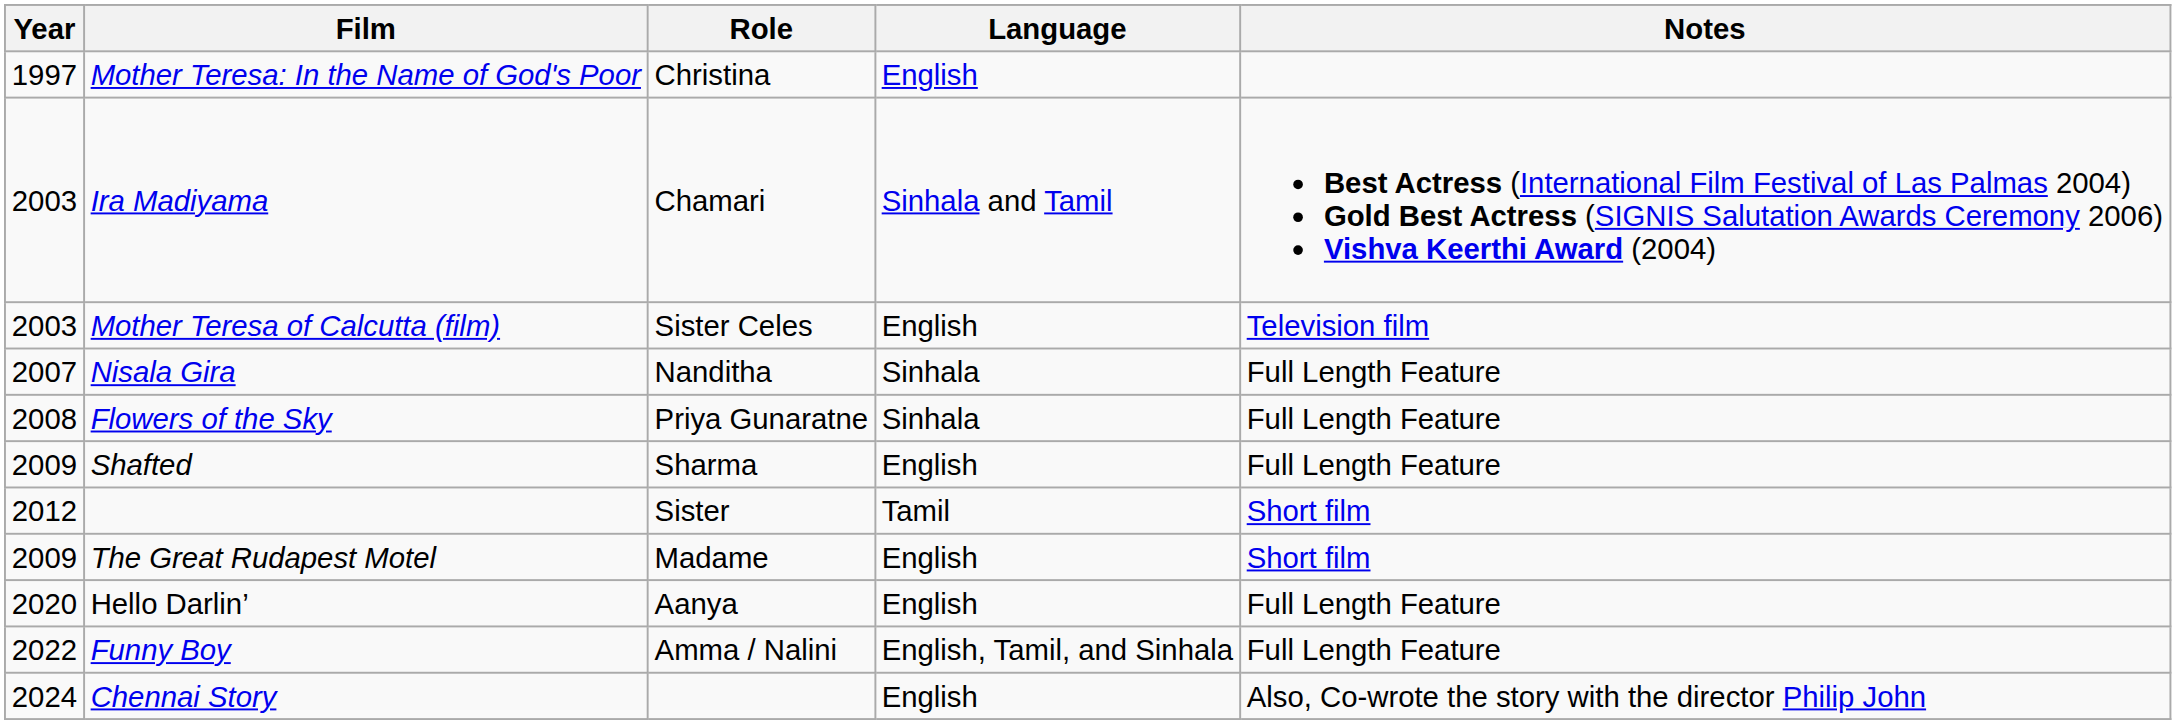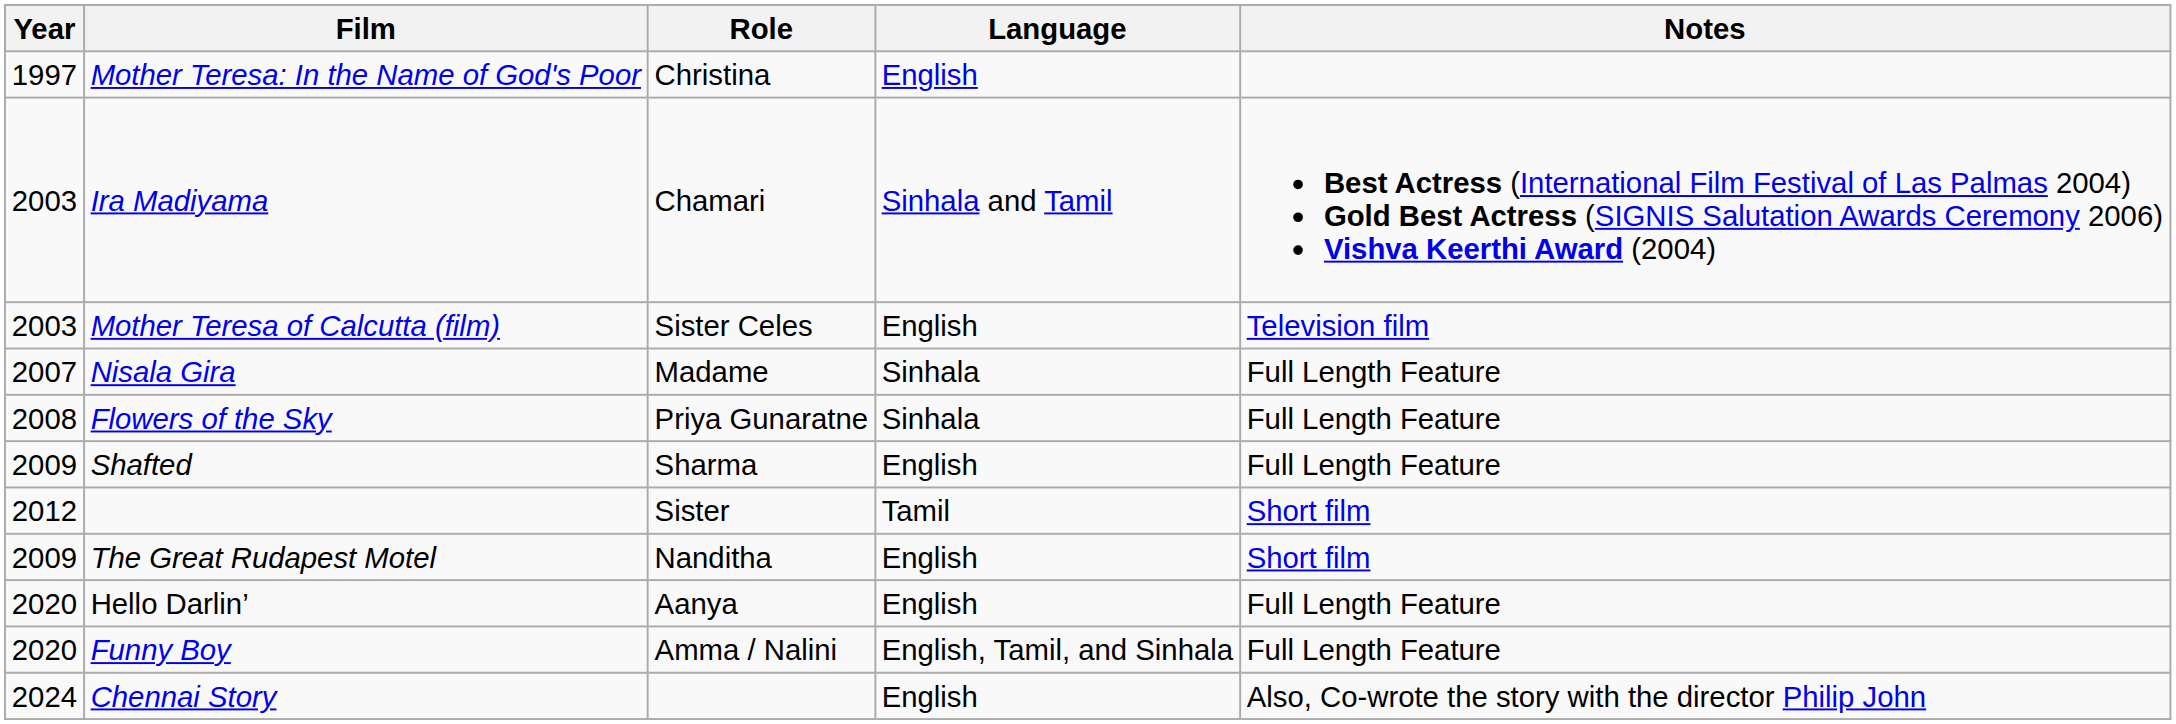(713, 371) Nanditha -> (712, 371) Madame
(712, 557) Madame -> (713, 557) Nanditha
(44, 650) 2022 -> (44, 650) 2020
